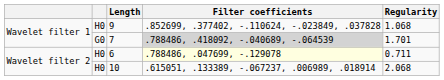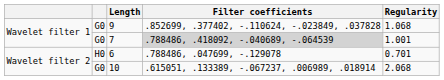(100, 26) H0 -> (100, 26) G0
(398, 40) 1.701 -> (398, 40) 1.001
(213, 54) lightyellow background -> (213, 54) no background
(398, 54) 0.711 -> (398, 54) 0.701
(100, 68) H0 -> (100, 68) G0
